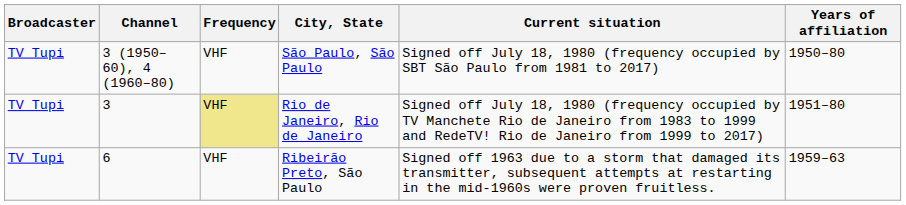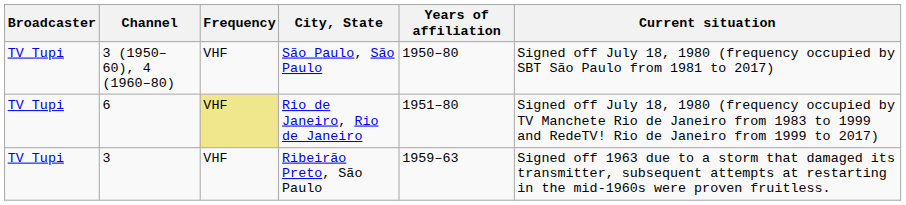columns swapped: (843, 23) <-> (592, 23)
(107, 105) 3 -> (107, 105) 6
(107, 158) 6 -> (107, 158) 3
